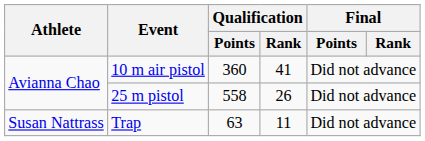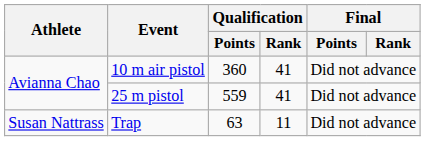(234, 96) 558 -> (234, 96) 559
(283, 96) 26 -> (283, 96) 41
